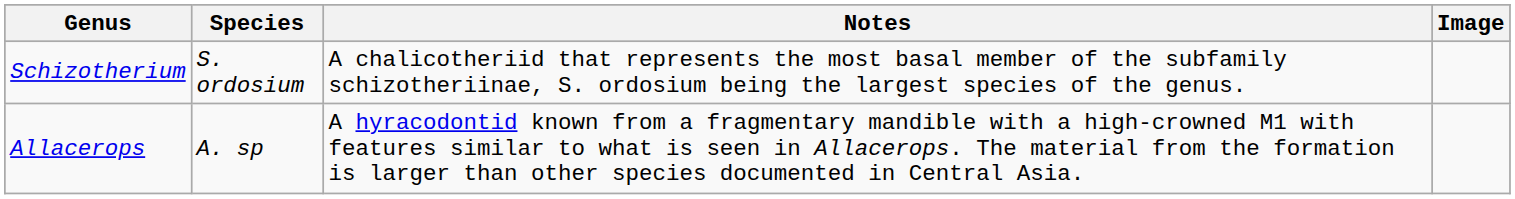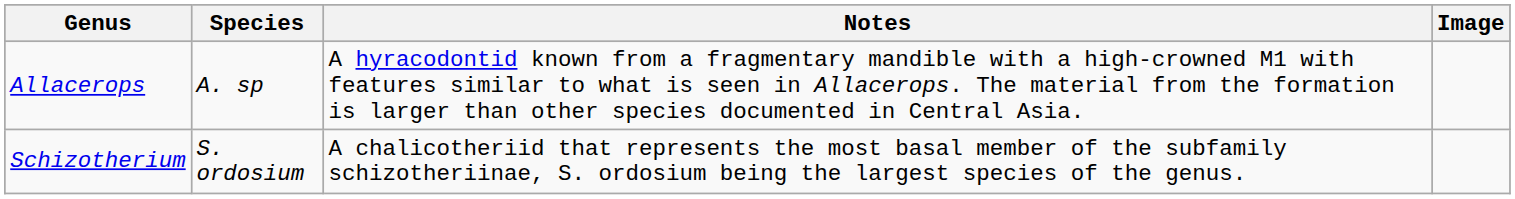rows swapped: (78, 148) <-> (98, 73)
